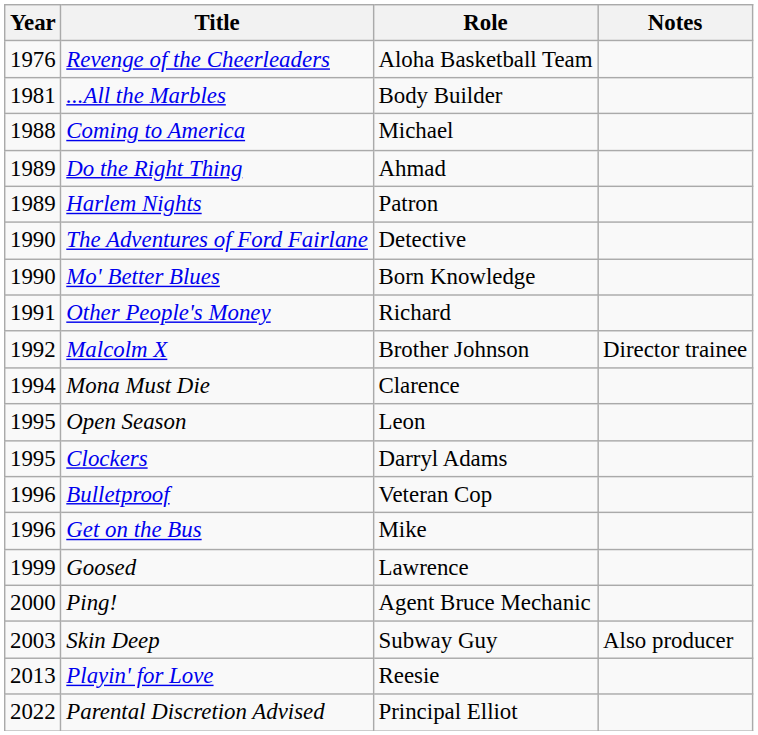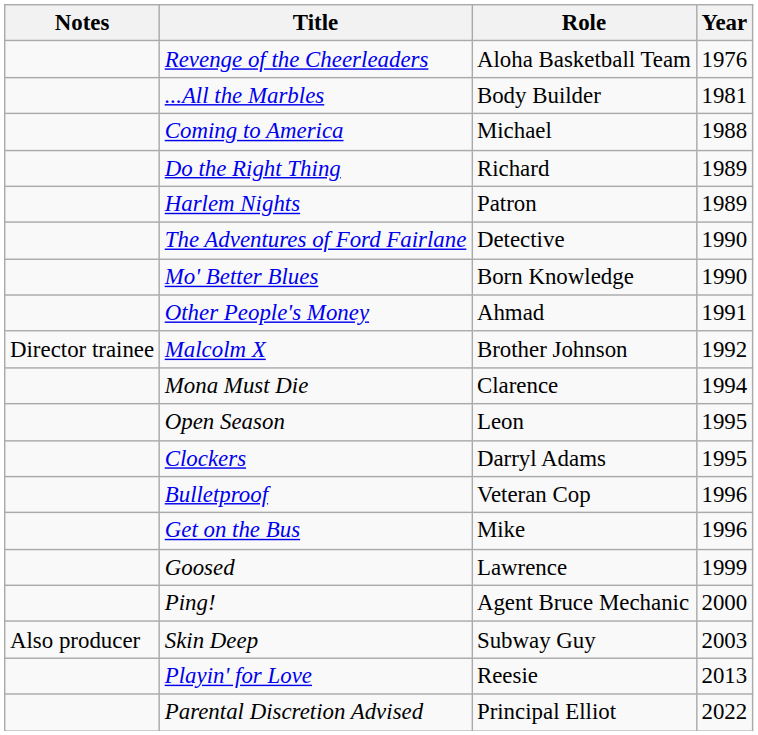columns swapped: (33, 22) <-> (675, 22)
(412, 167) Ahmad -> (513, 167) Richard
(415, 312) Richard -> (511, 312) Ahmad
